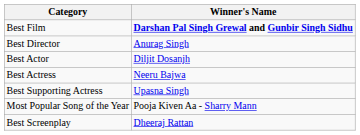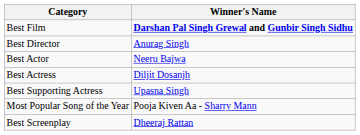(162, 59) Diljit Dosanjh -> (160, 59) Neeru Bajwa
(160, 75) Neeru Bajwa -> (162, 75) Diljit Dosanjh
